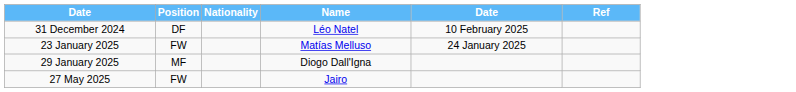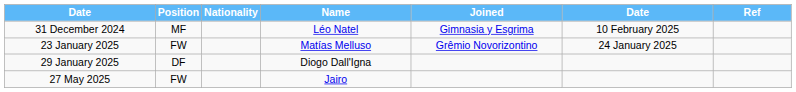+ column: (487, 13)
(178, 30) DF -> (178, 30) MF
(178, 63) MF -> (178, 63) DF
